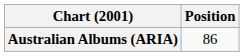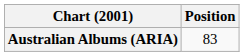(210, 39) 86 -> (210, 39) 83
